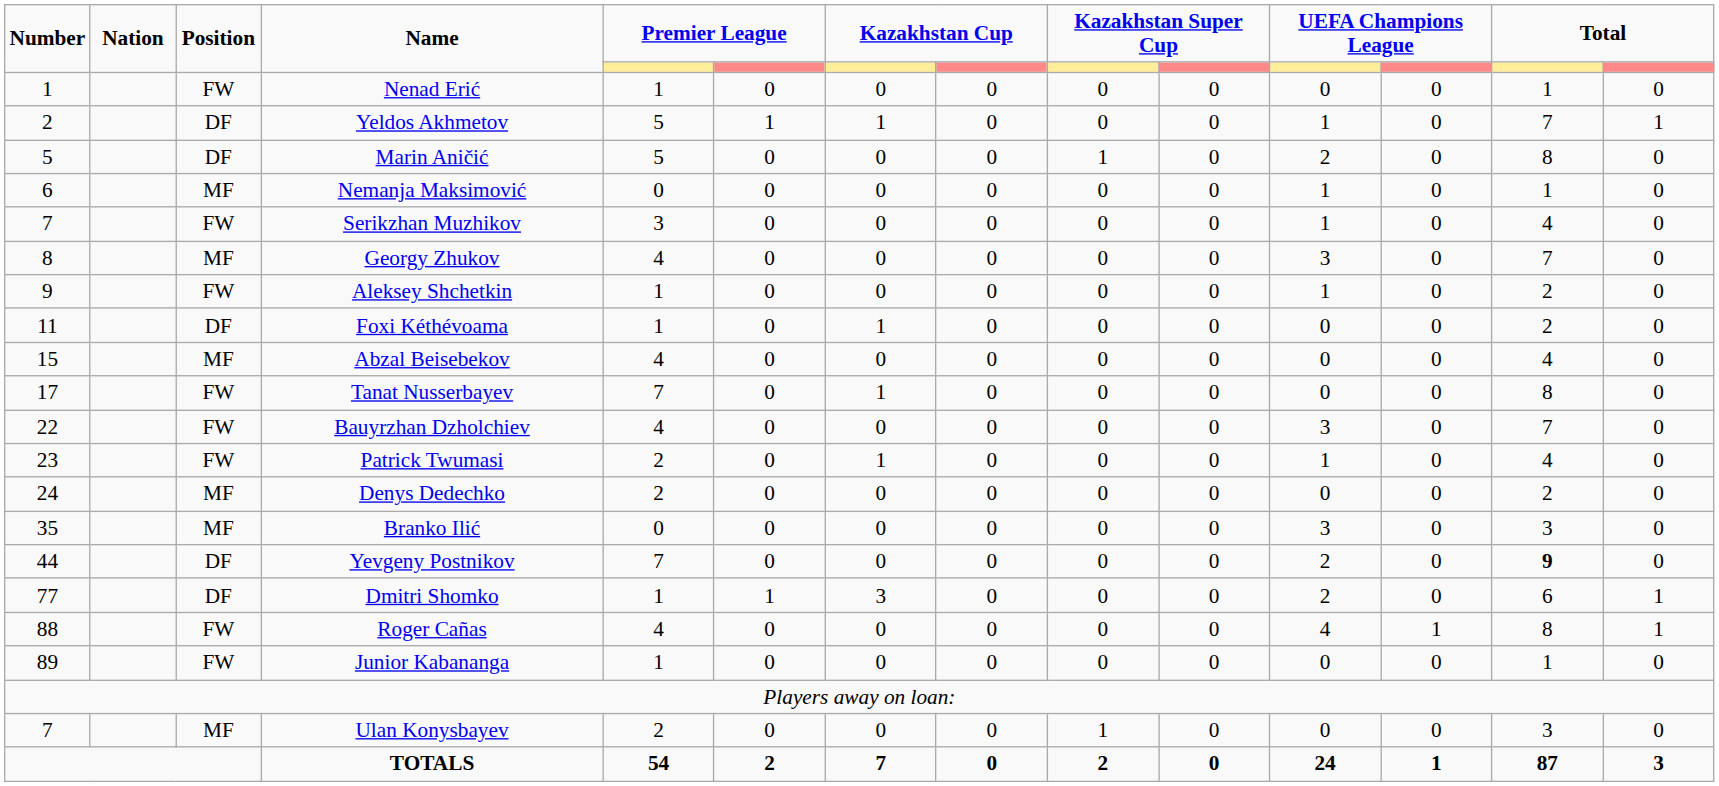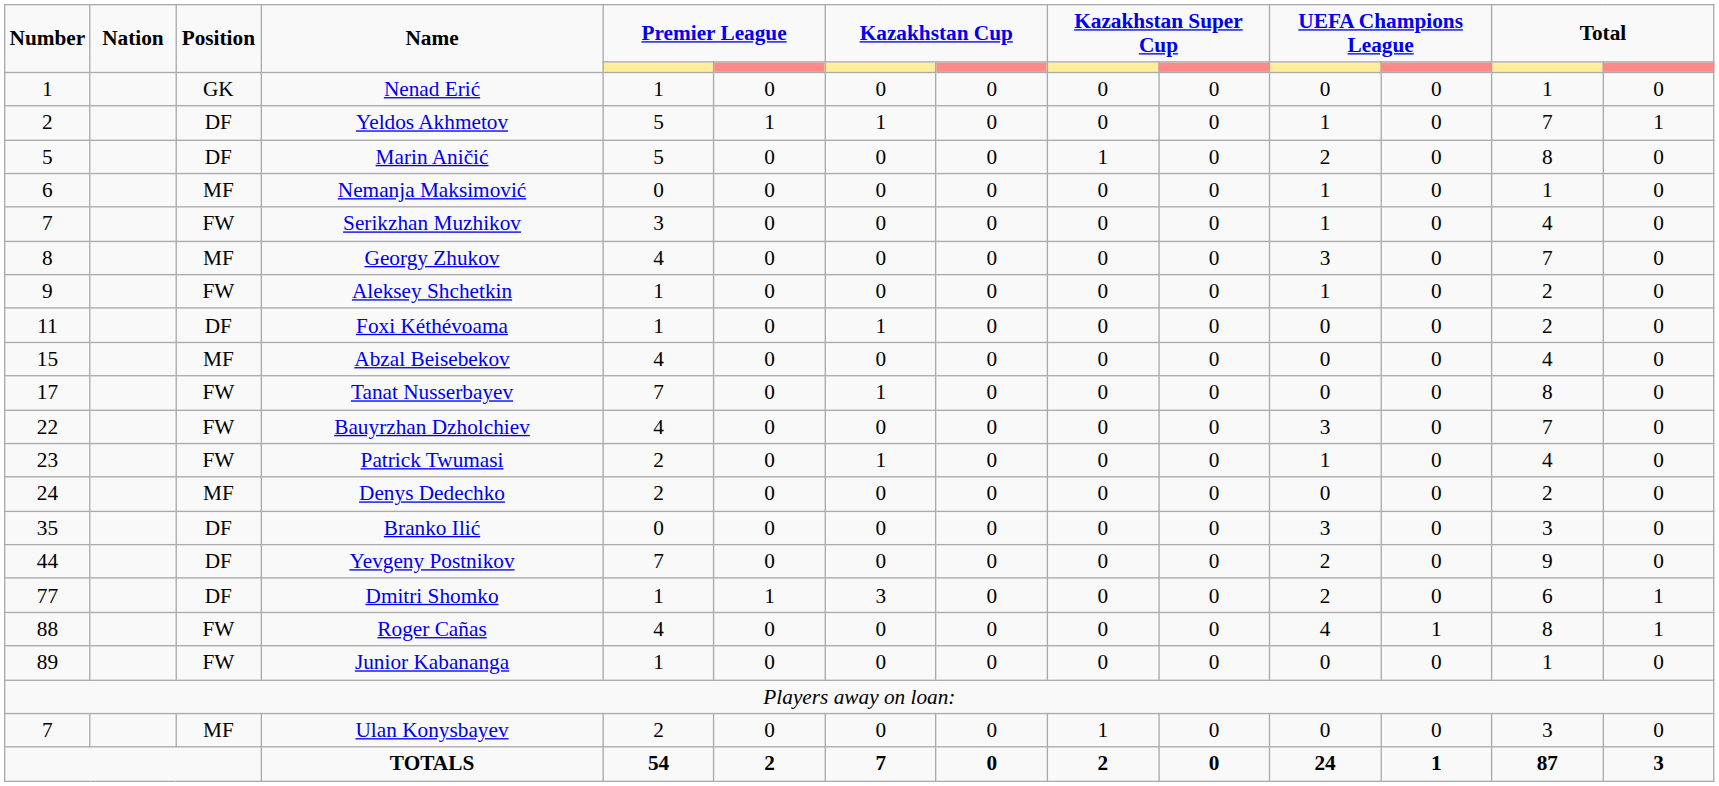(218, 88) FW -> (218, 88) GK
(218, 527) MF -> (218, 527) DF
(1547, 561) bold -> (1547, 561) normal
